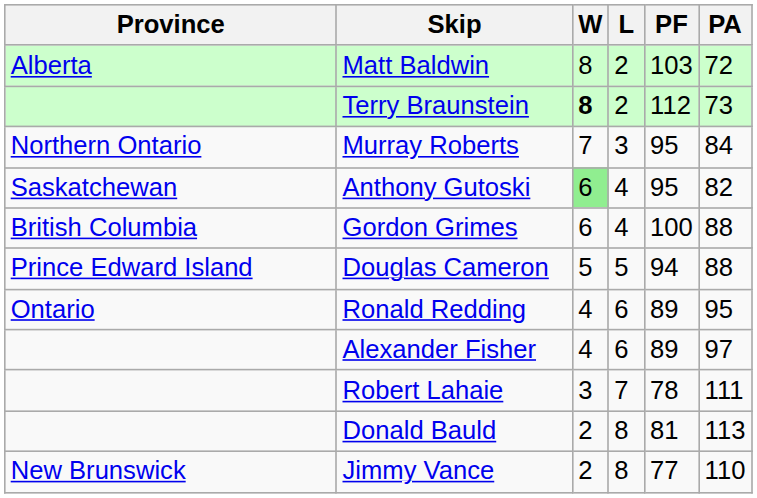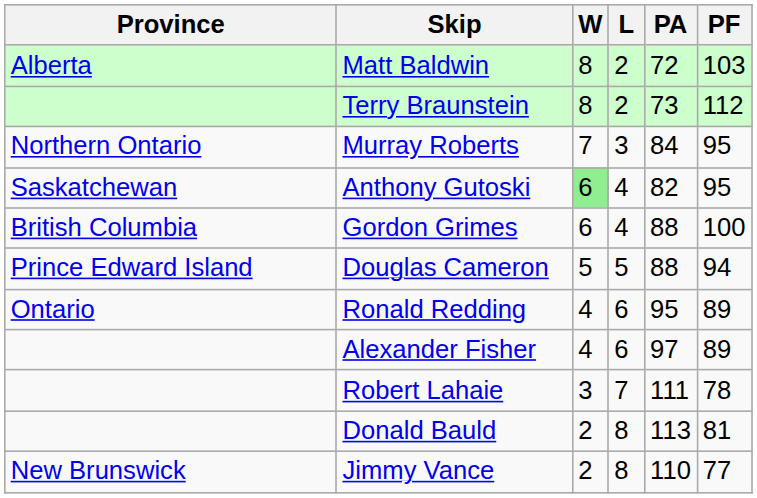columns swapped: (671, 24) <-> (725, 24)
(585, 106) bold -> (585, 106) normal
